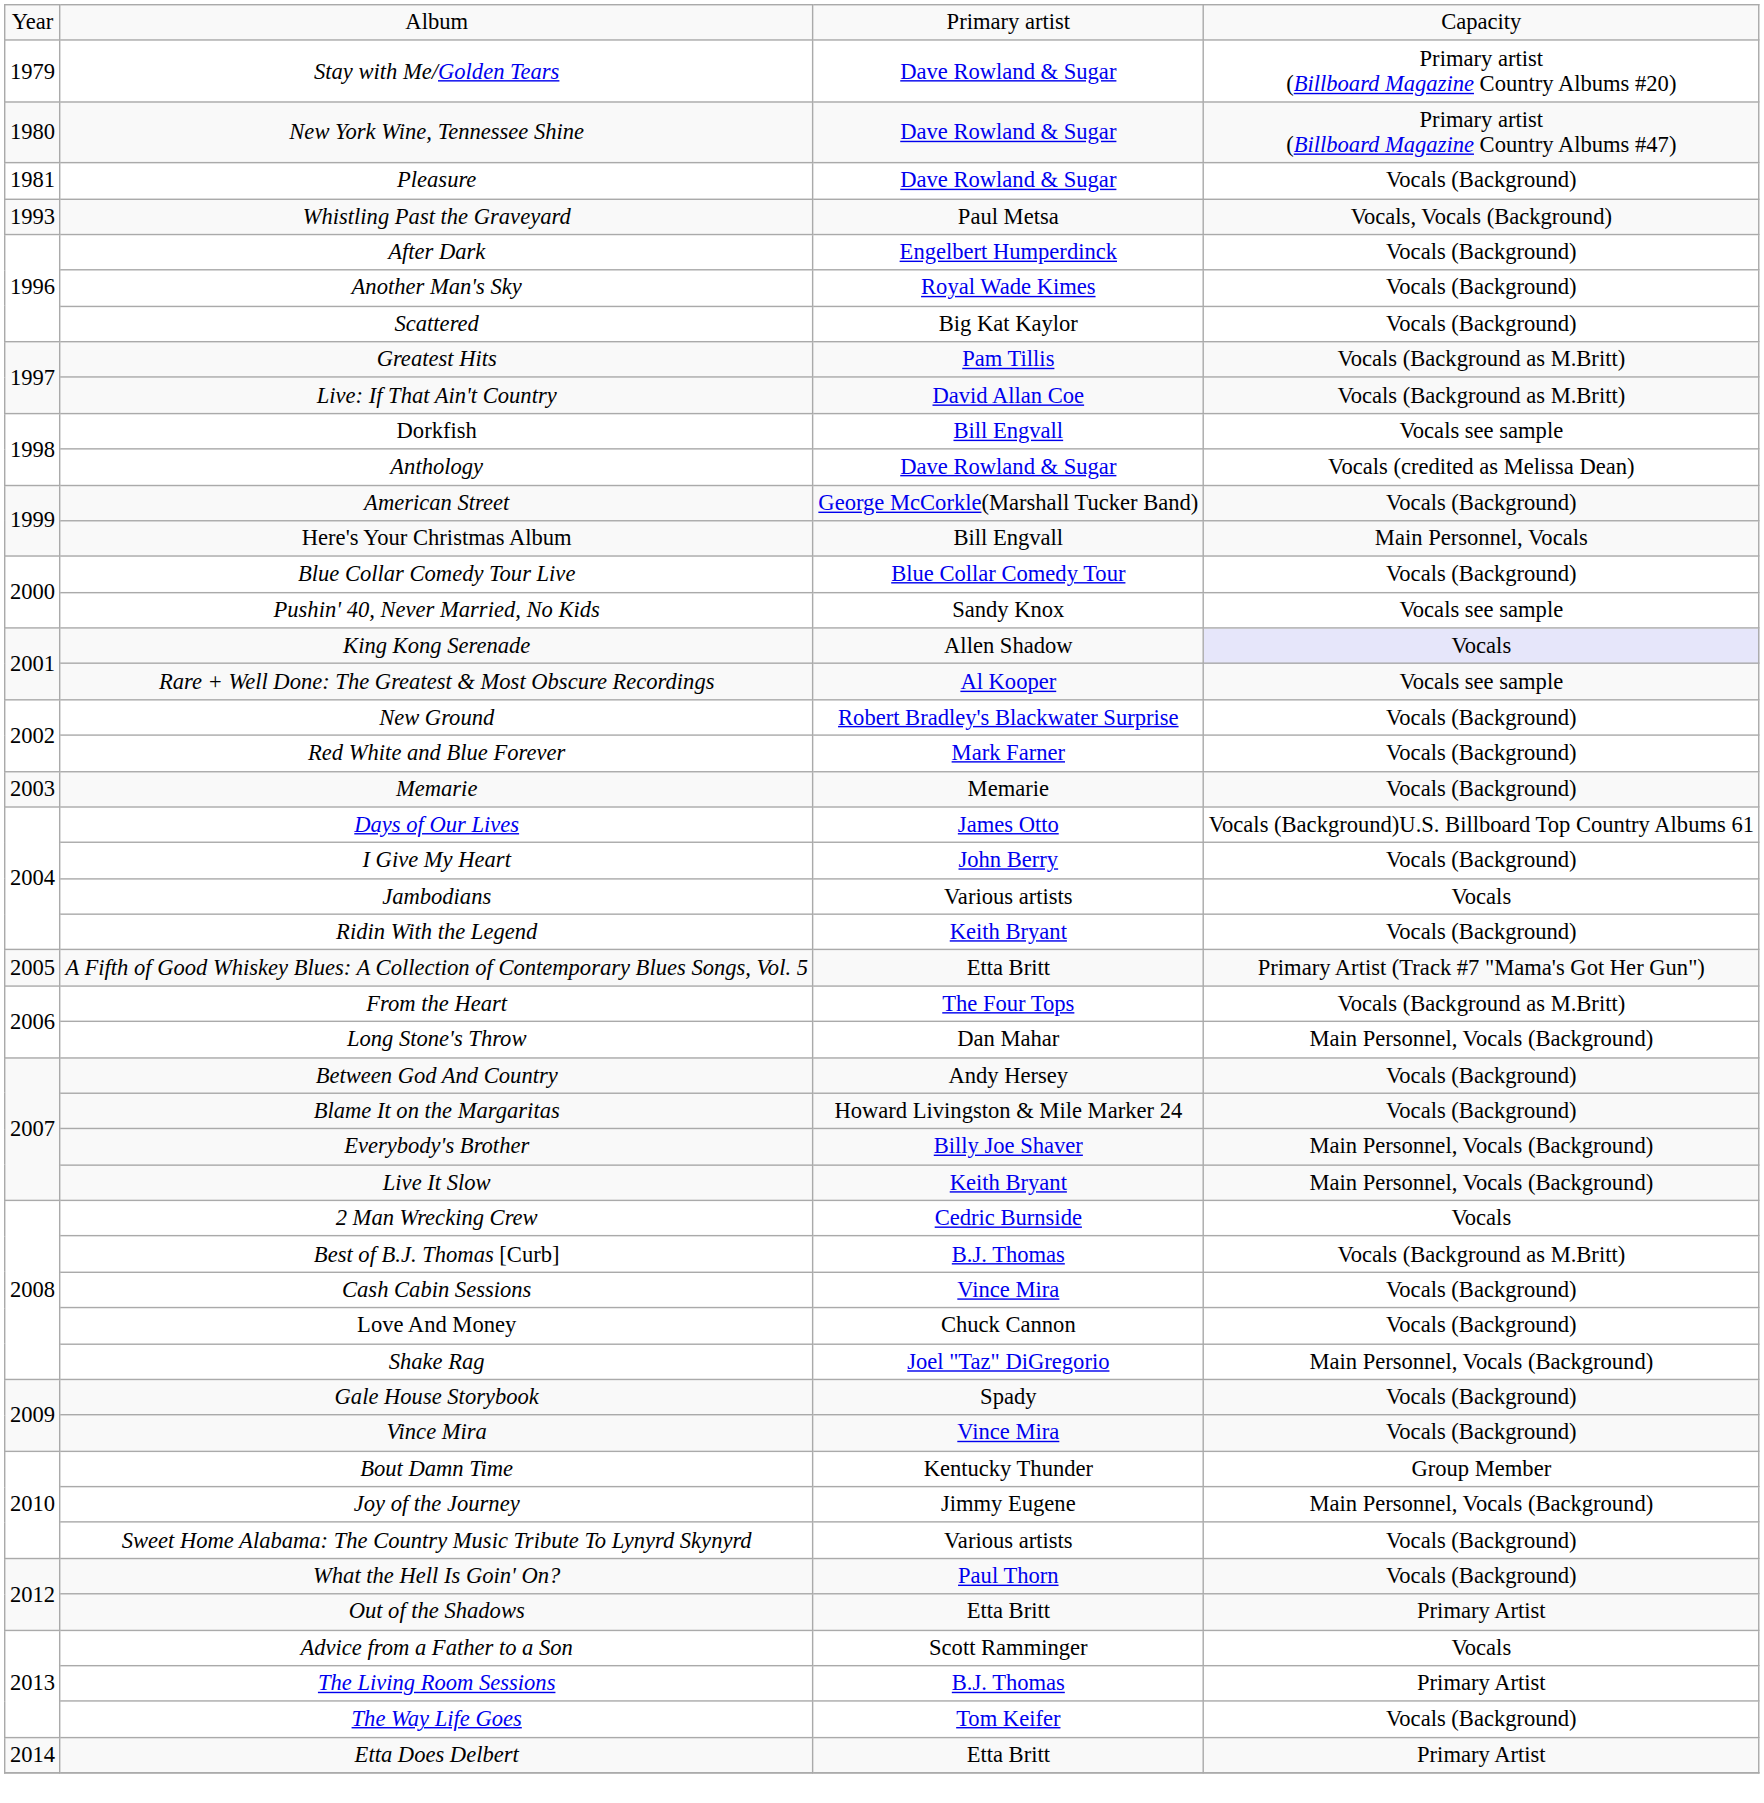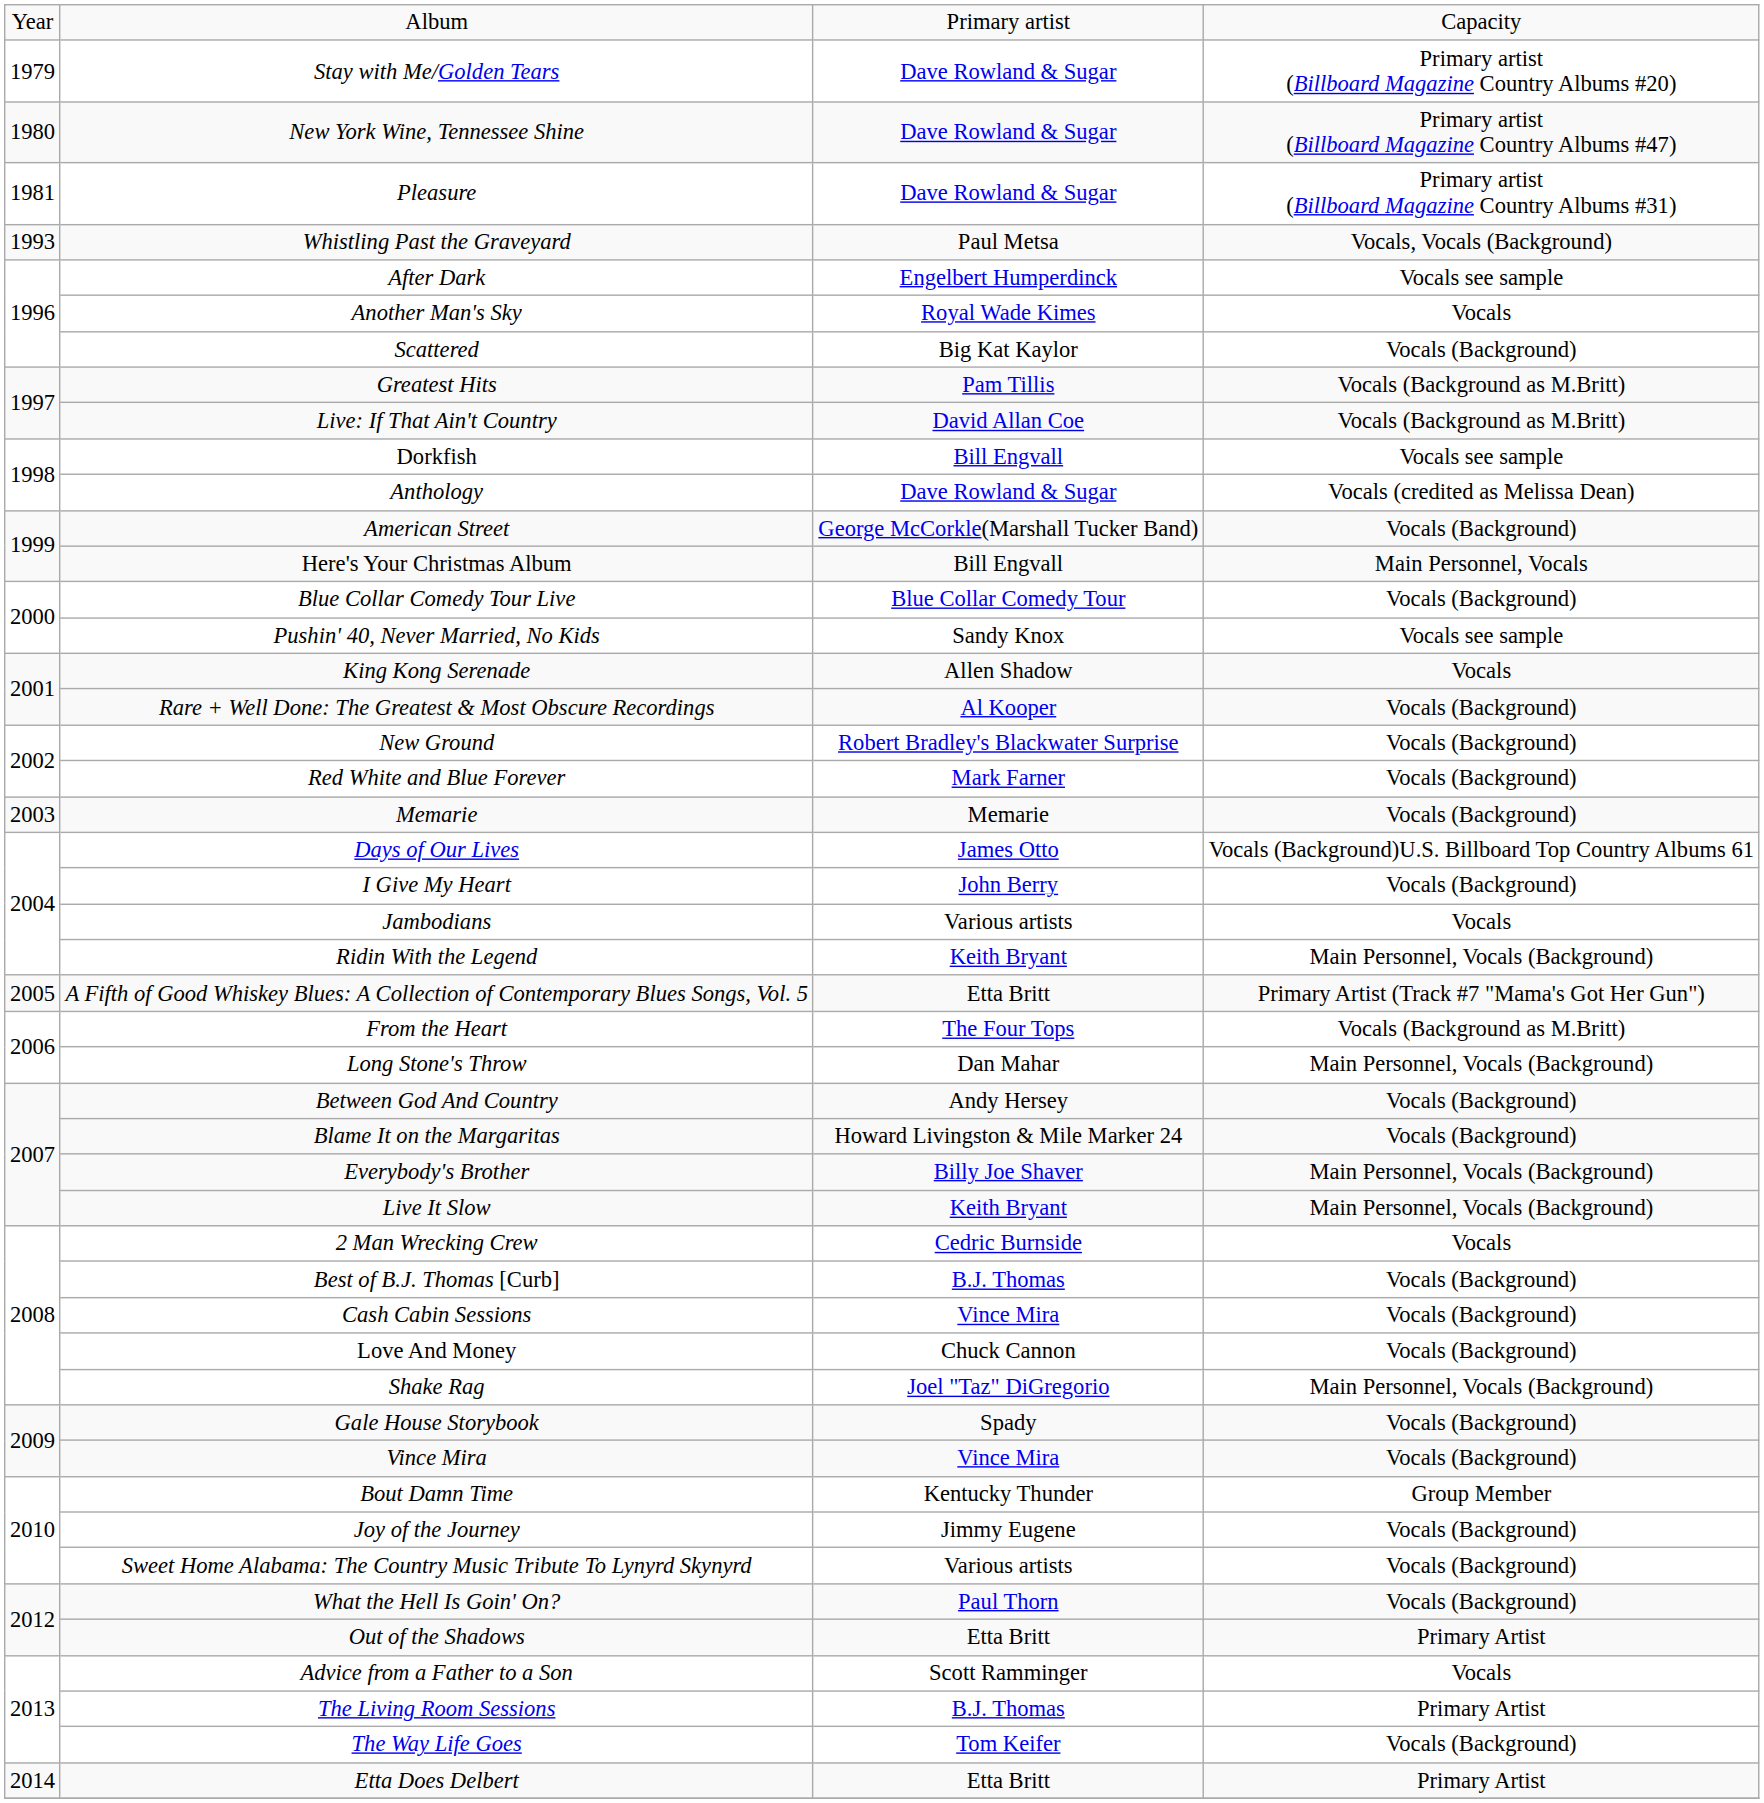(1481, 180) Vocals (Background) -> (1481, 193) Primary artist (Billboard Magazine Country Albums #31)
(1481, 252) Vocals (Background) -> (1481, 277) Vocals see sample
(1481, 287) Vocals (Background) -> (1481, 313) Vocals
(1481, 645) lavender background -> (1481, 670) no background
(1481, 681) Vocals see sample -> (1481, 706) Vocals (Background)
(1481, 931) Vocals (Background) -> (1481, 957) Main Personnel, Vocals (Background)
(1481, 1253) Vocals (Background as M.Britt) -> (1481, 1279) Vocals (Background)
(1481, 1504) Main Personnel, Vocals (Background) -> (1481, 1529) Vocals (Background)
